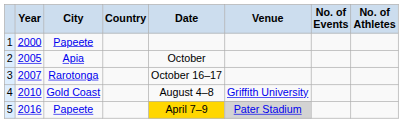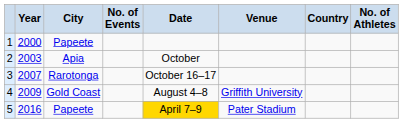columns swapped: (126, 19) <-> (331, 19)
(30, 59) 2005 -> (30, 59) 2003
(30, 93) 2010 -> (30, 93) 2009
(268, 110) lightgrey background -> (262, 110) no background
